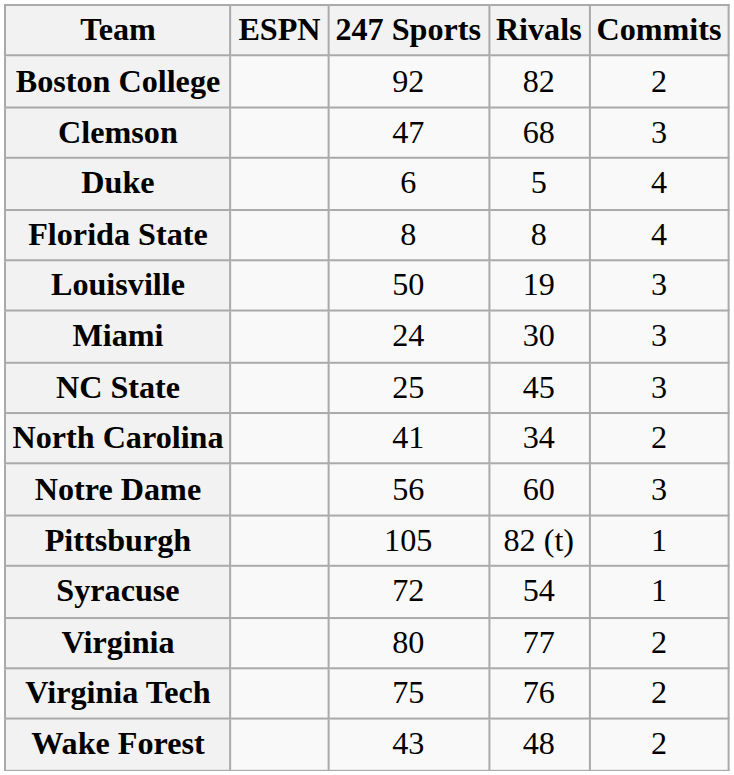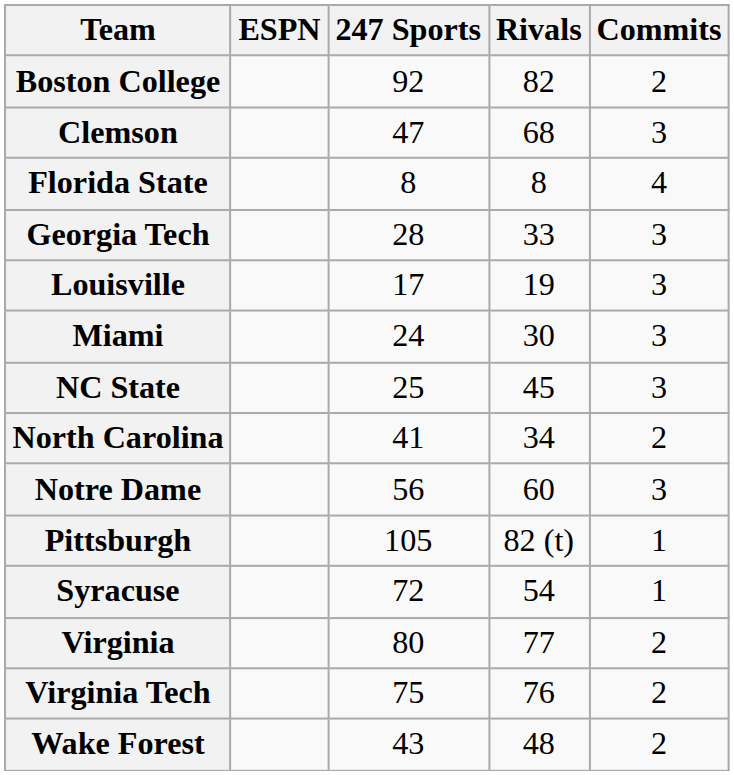- row: (118, 183)
+ row: (118, 234)
(408, 285) 50 -> (408, 285) 17
